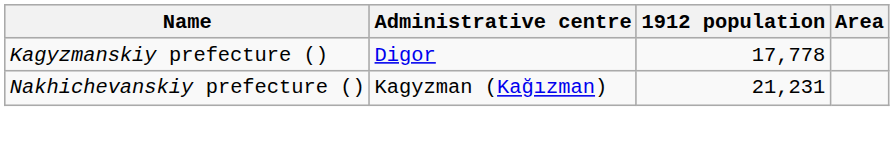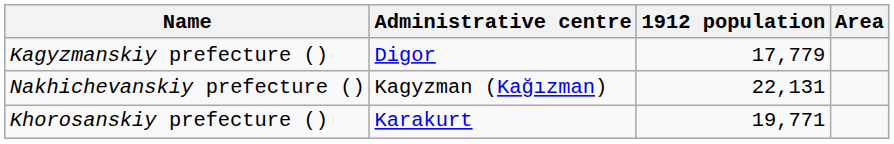(788, 55) 17,778 -> (788, 55) 17,779
(788, 88) 21,231 -> (788, 88) 22,131
+ row: (169, 121)
